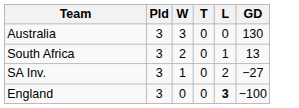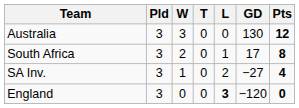+ column: (282, 14)
(253, 53) 13 -> (253, 53) 17
(253, 93) −100 -> (253, 93) −120
